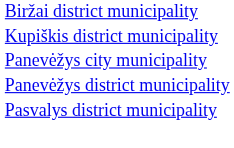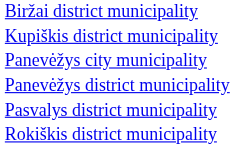+ row: (111, 134)
